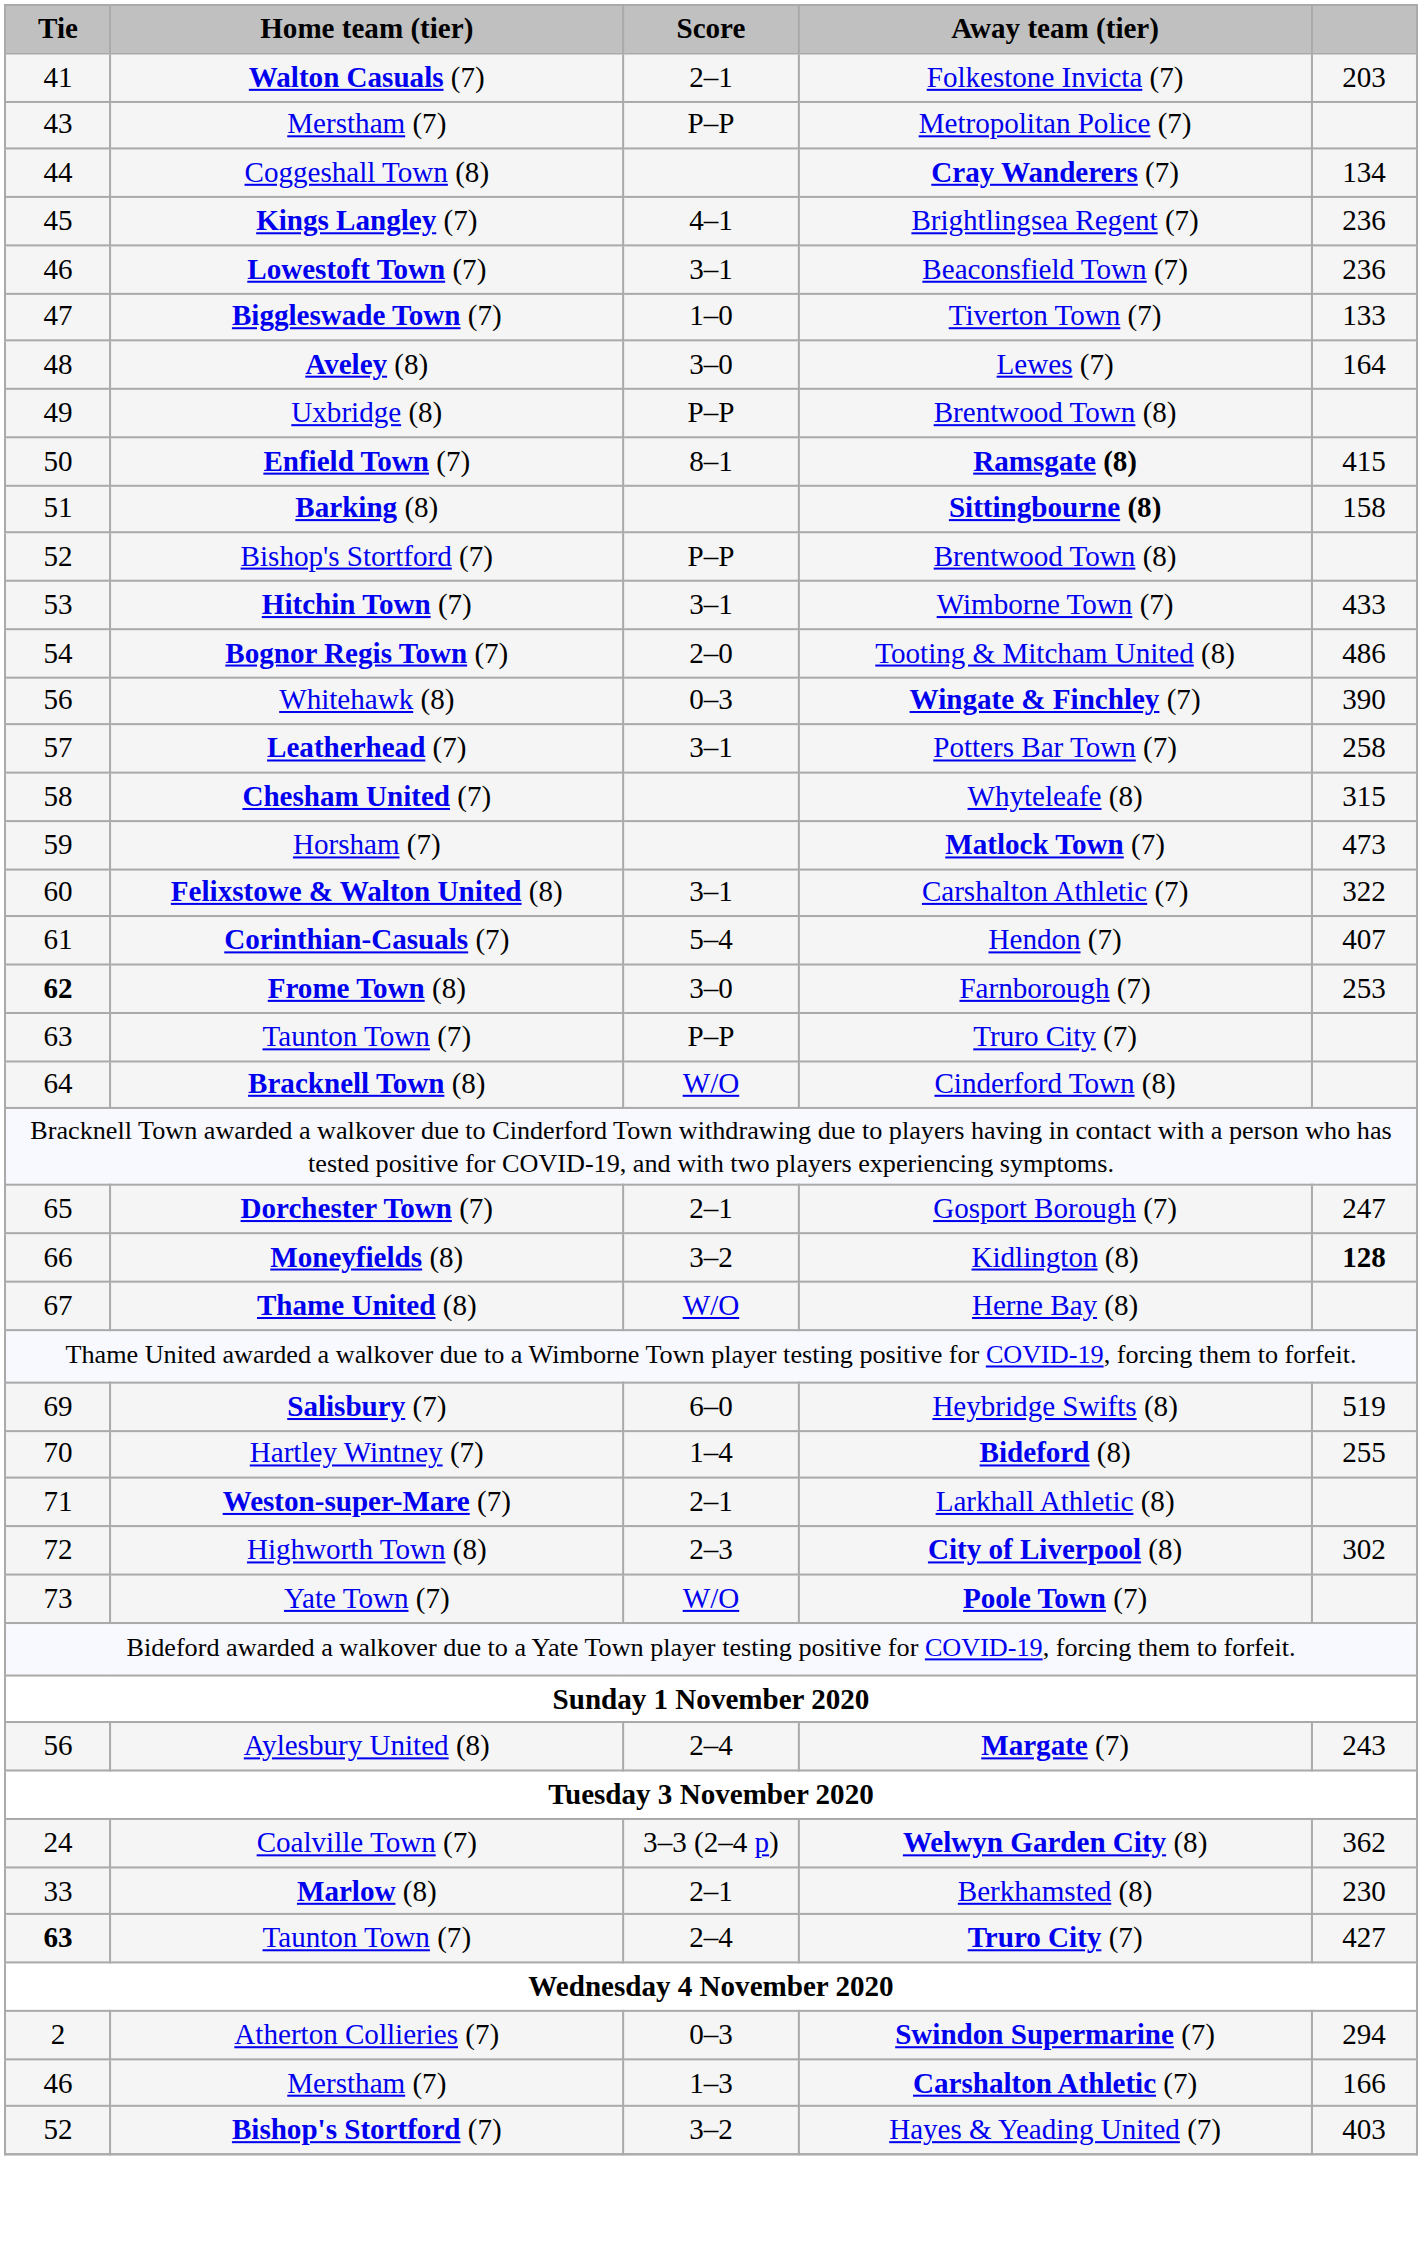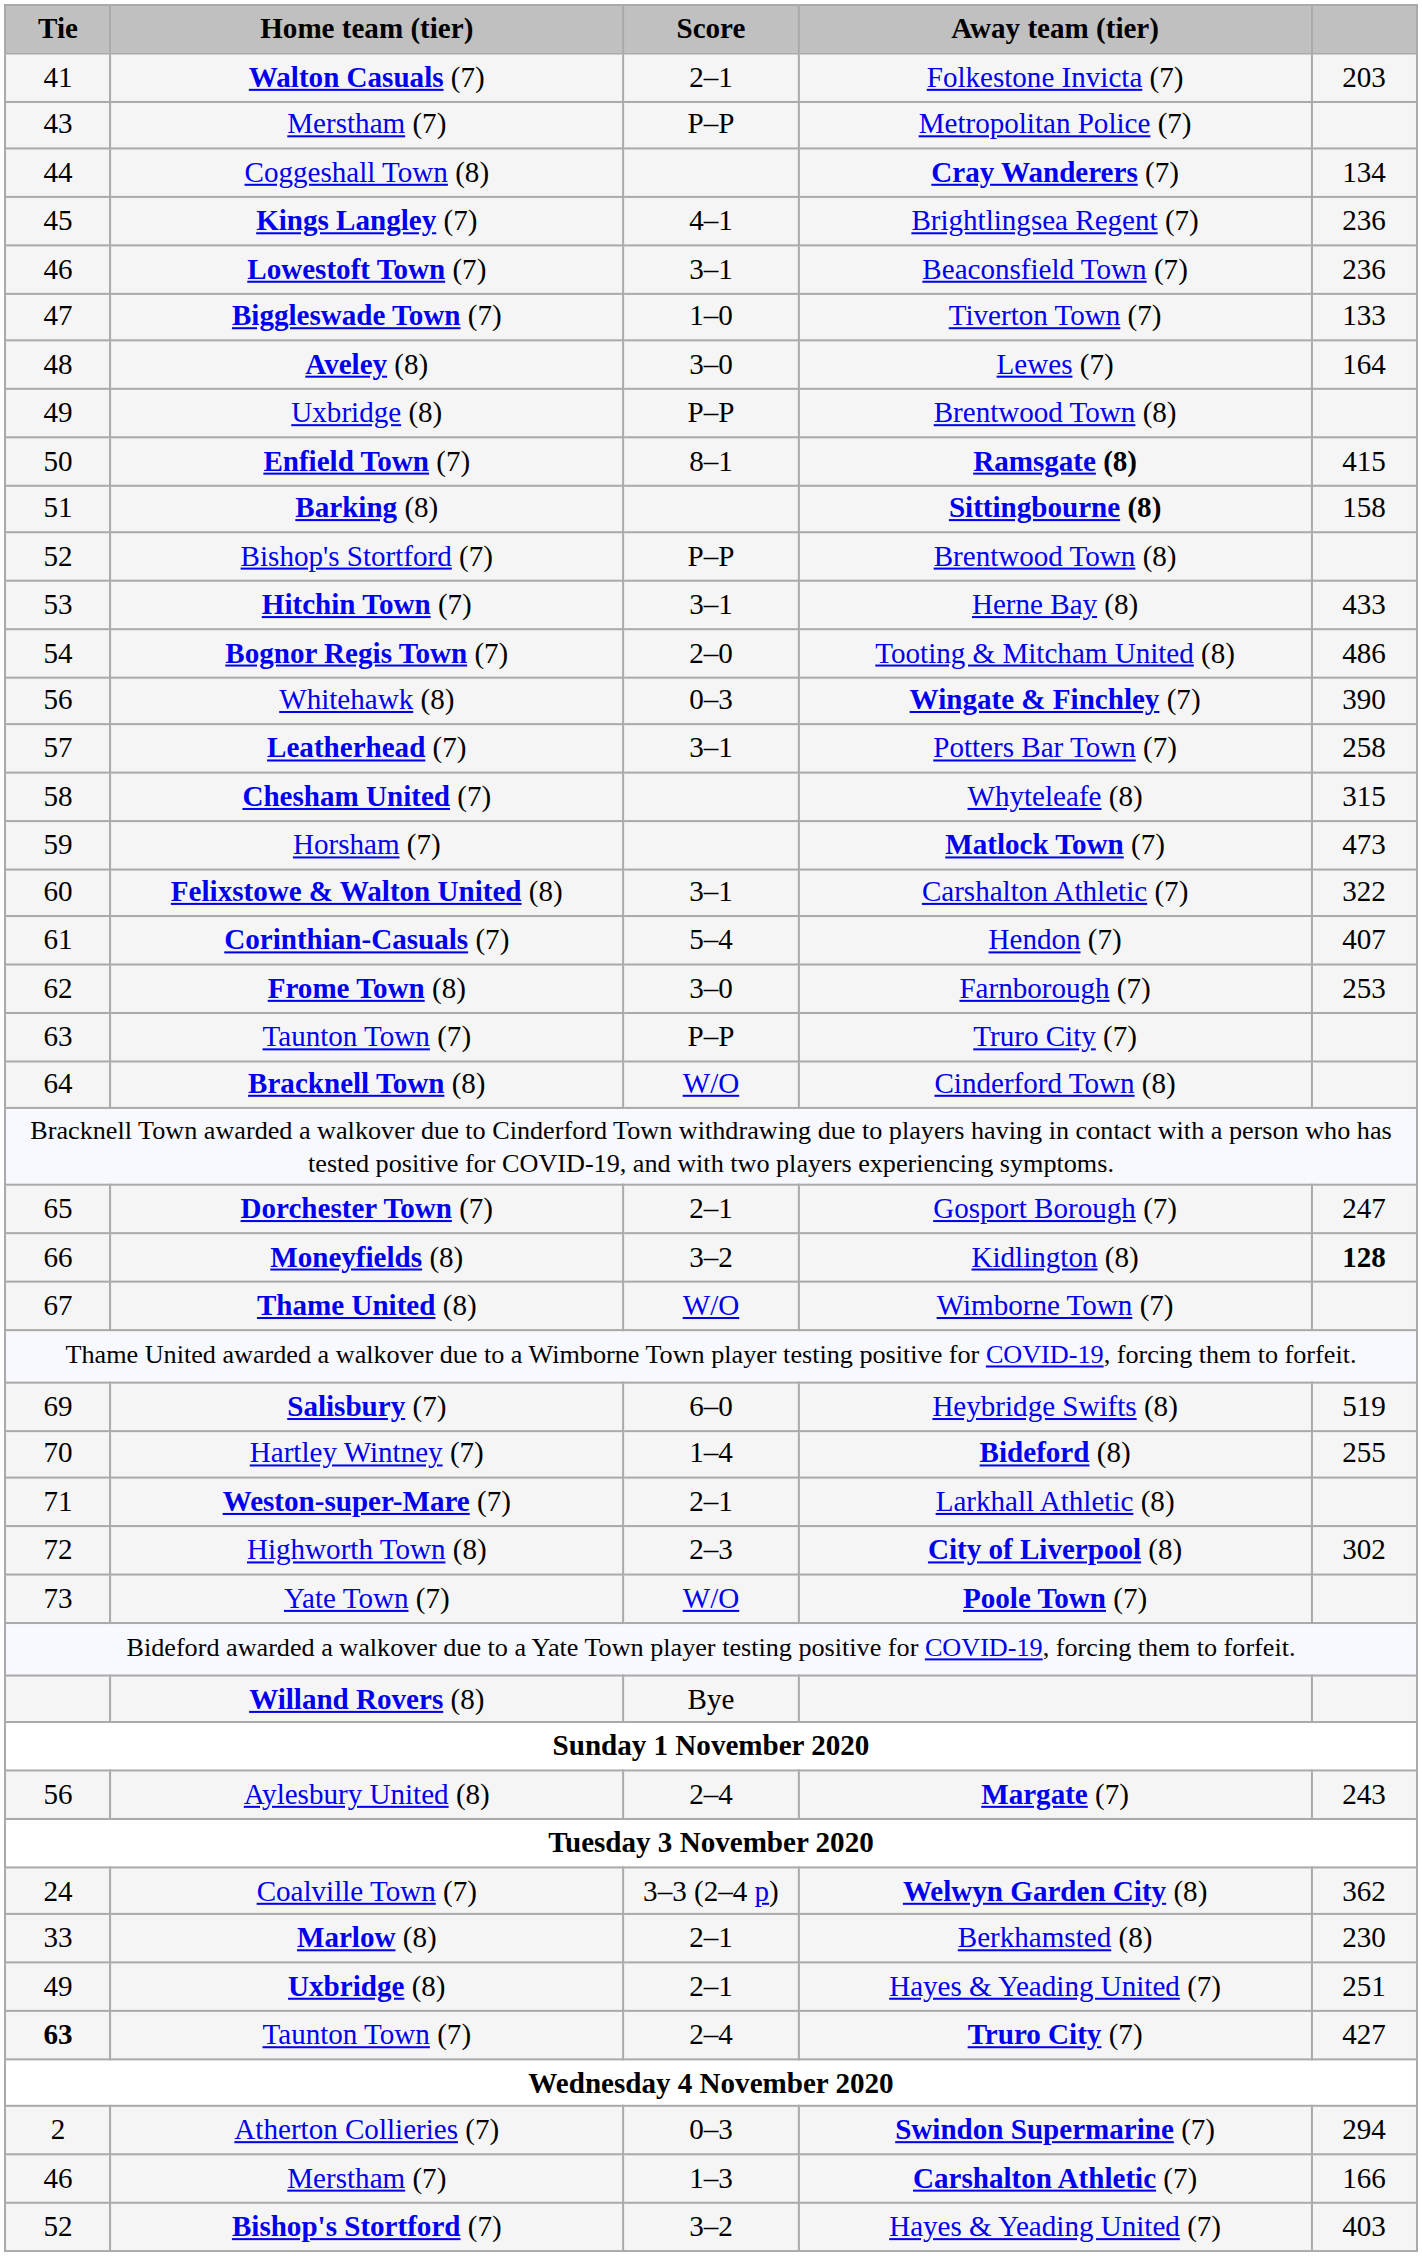(1055, 604) Wimborne Town (7) -> (1055, 604) Herne Bay (8)
(58, 988) bold -> (58, 988) normal
(1055, 1305) Herne Bay (8) -> (1055, 1305) Wimborne Town (7)
+ row: (367, 1698)
+ row: (367, 1986)
